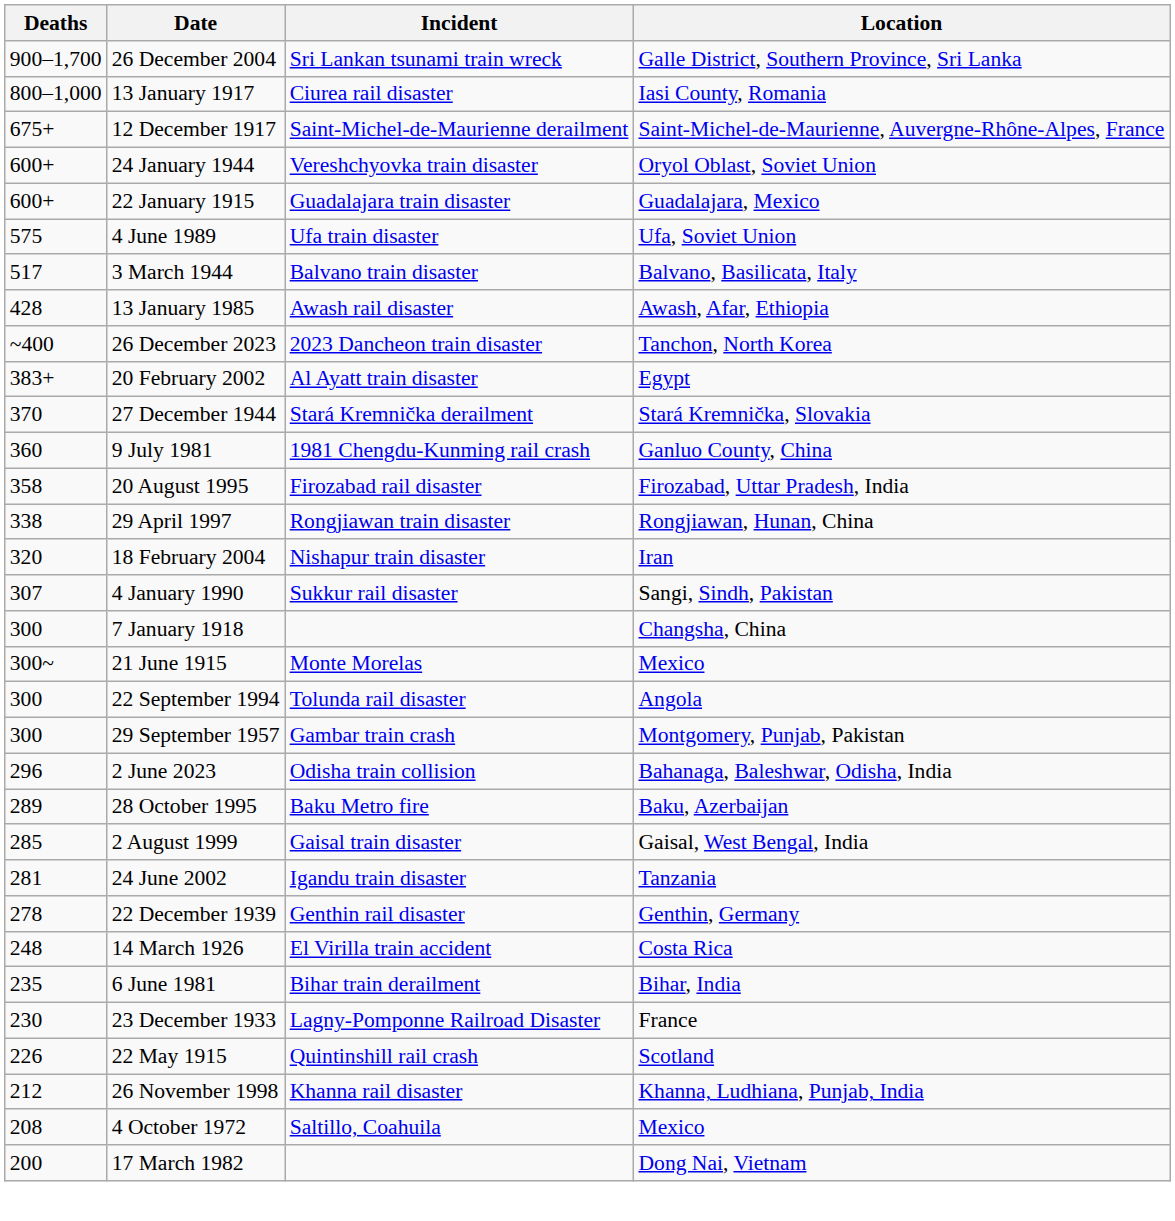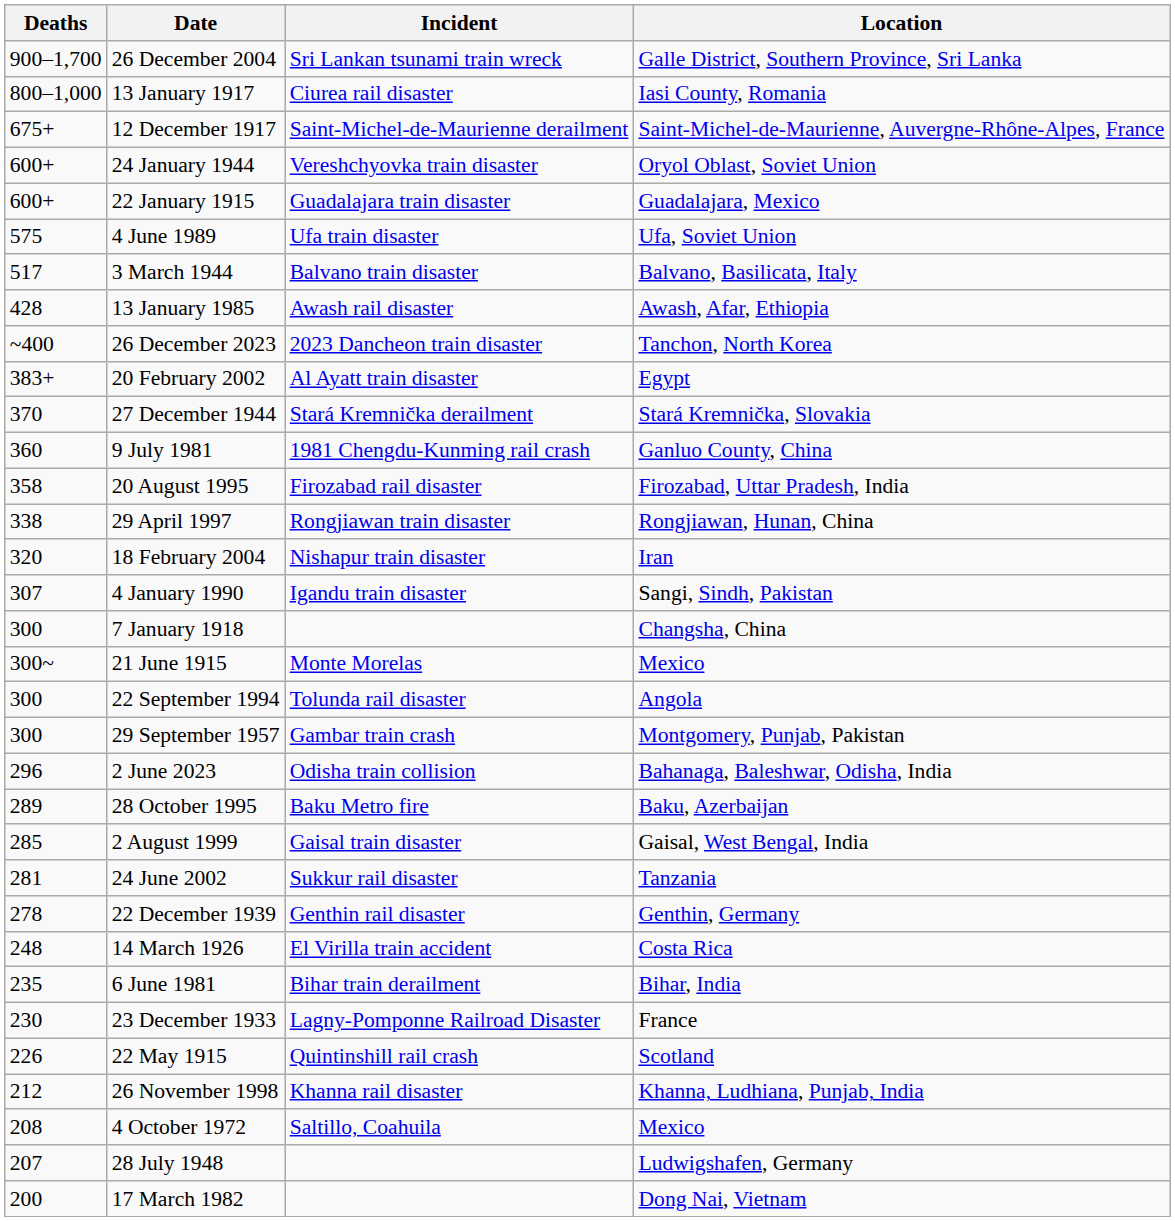(374, 592) Sukkur rail disaster -> (378, 592) Igandu train disaster
(378, 877) Igandu train disaster -> (374, 877) Sukkur rail disaster
+ row: (167, 1162)
